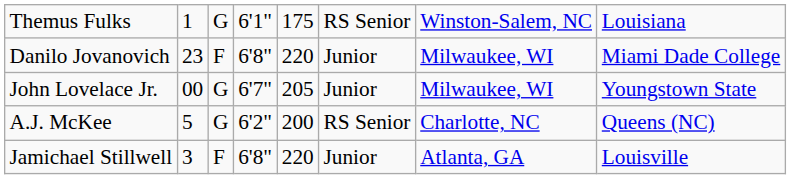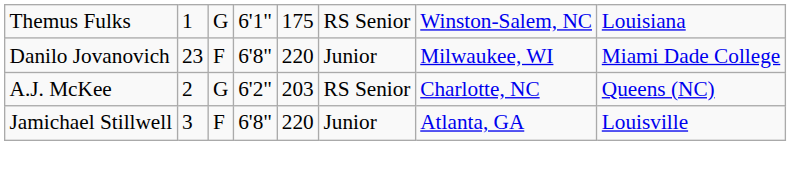- row: (84, 88)
(187, 122) 5 -> (187, 88) 2
(298, 122) 200 -> (298, 88) 203
